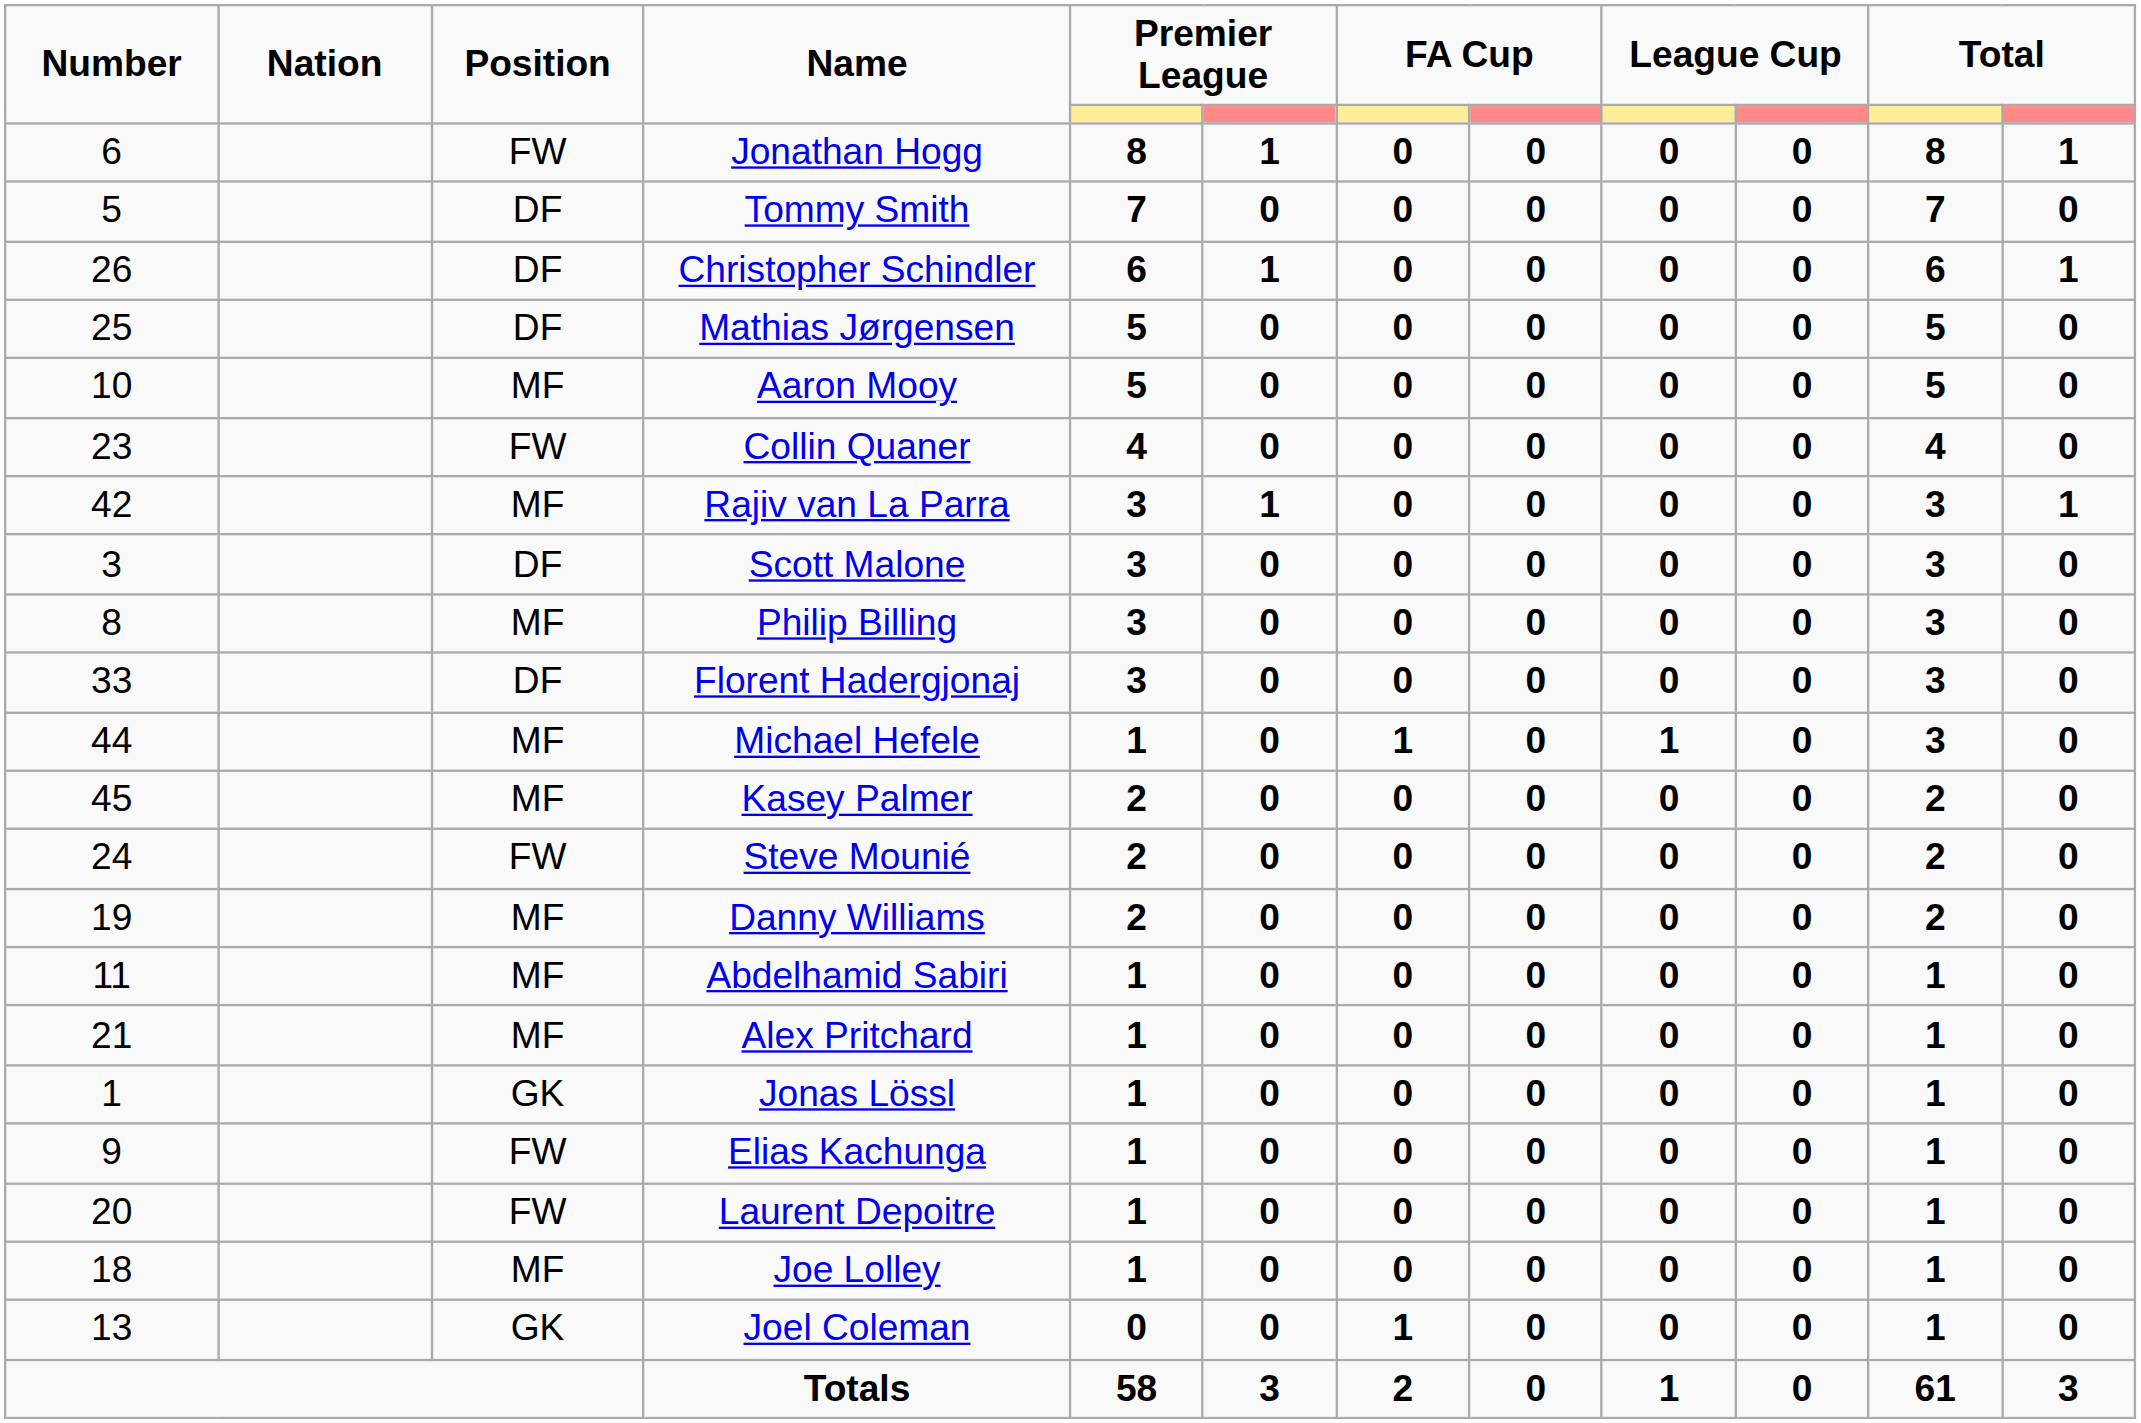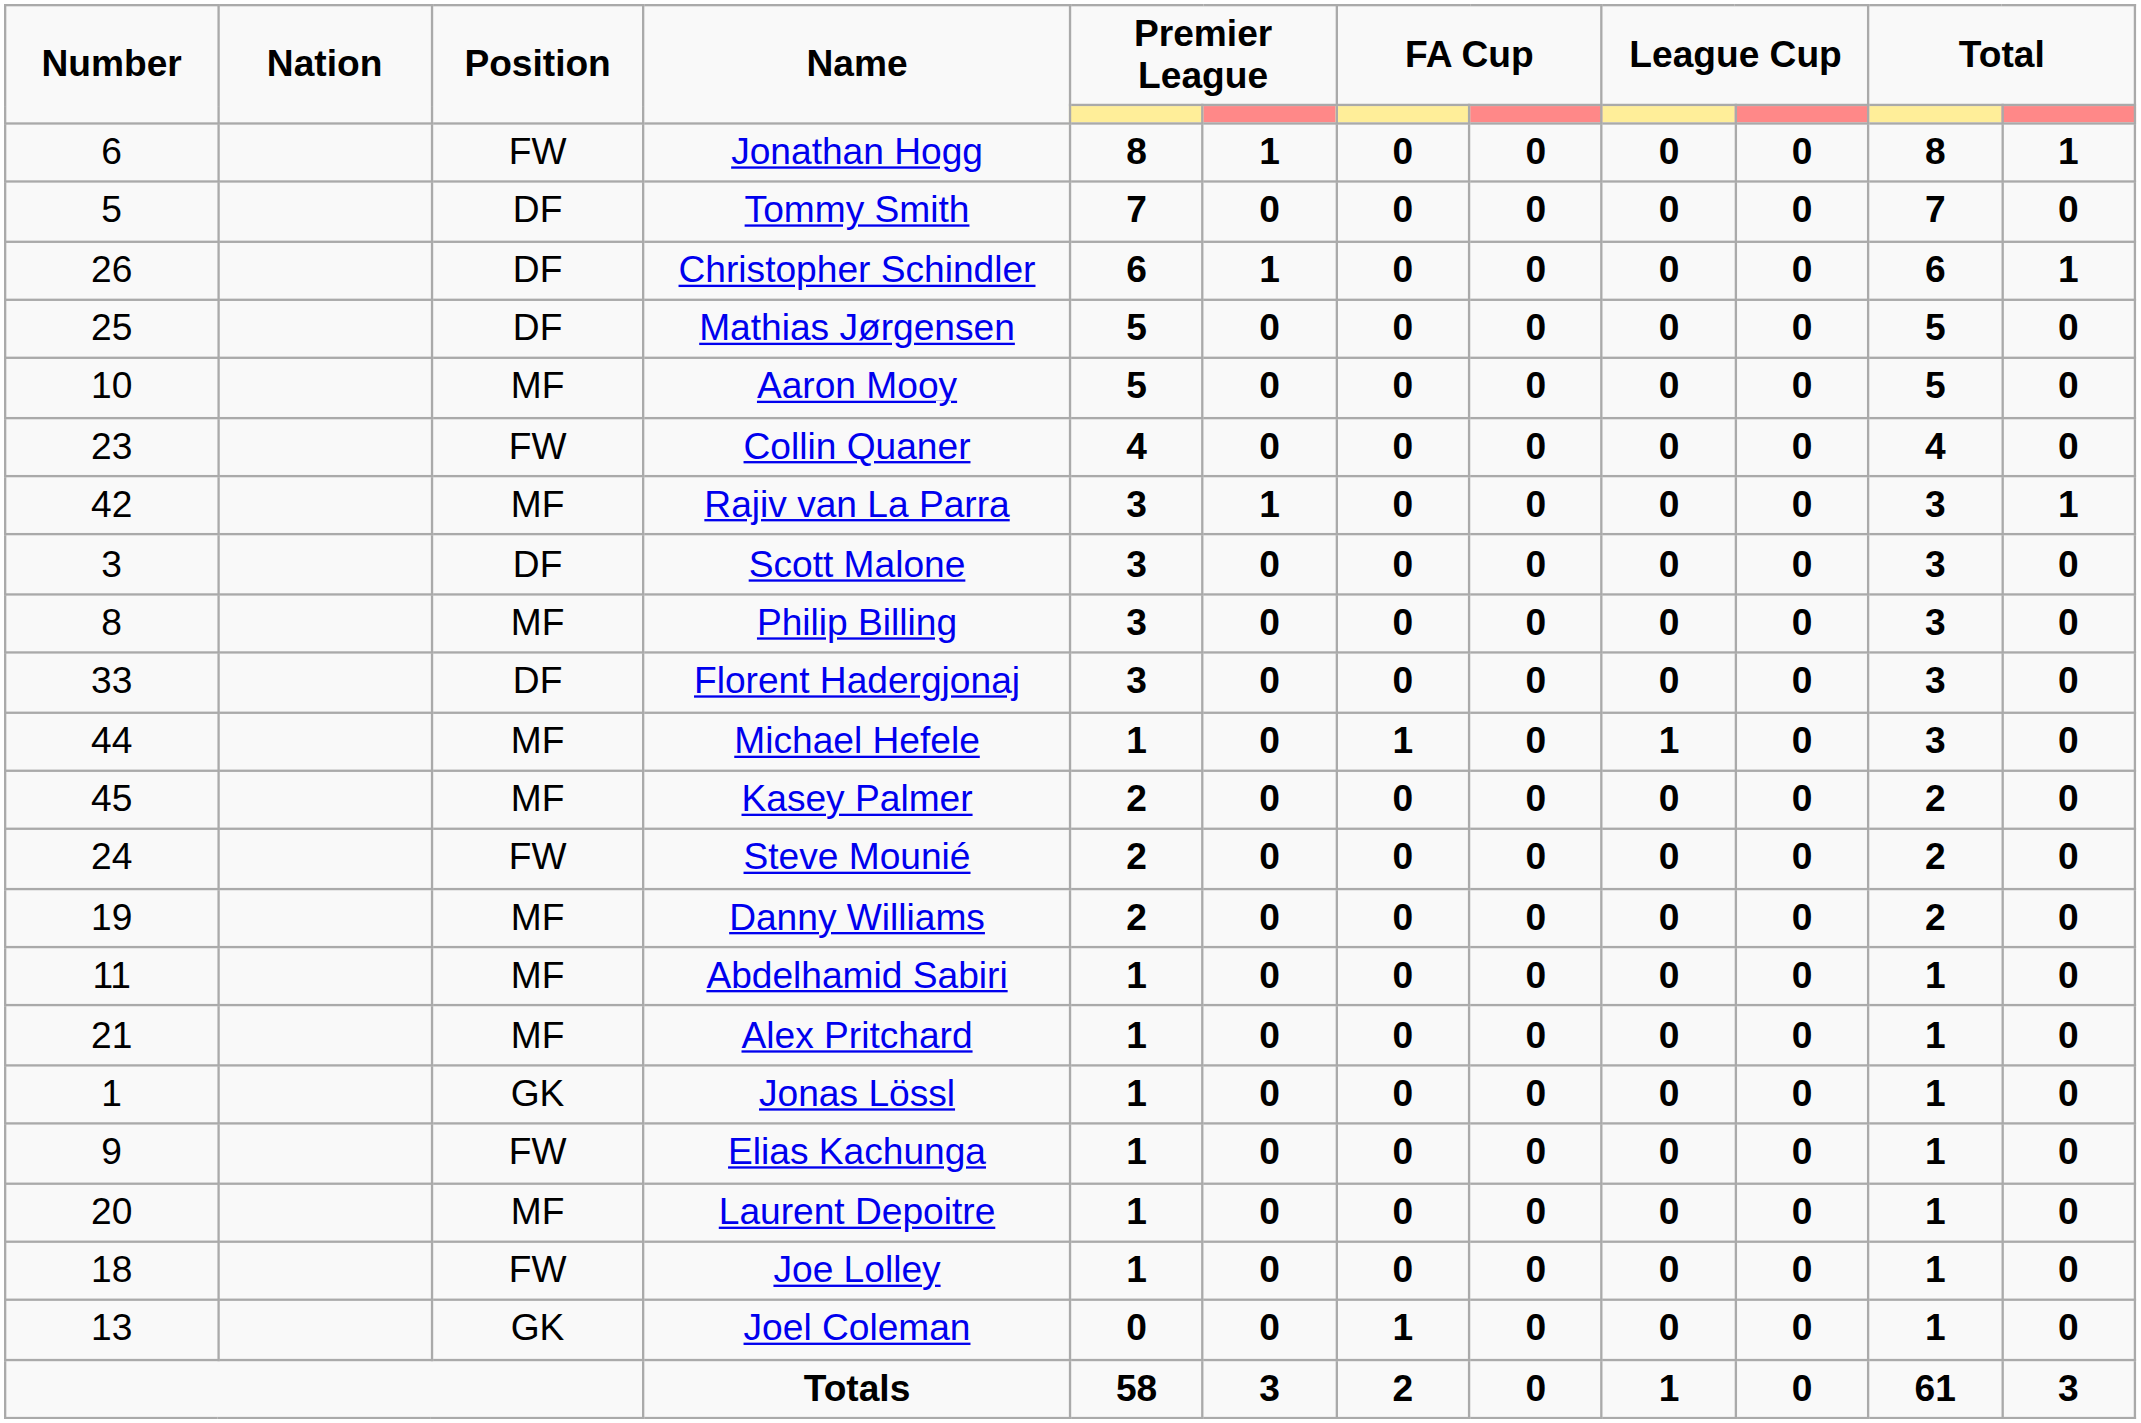(538, 1211) FW -> (538, 1211) MF
(538, 1270) MF -> (538, 1270) FW
